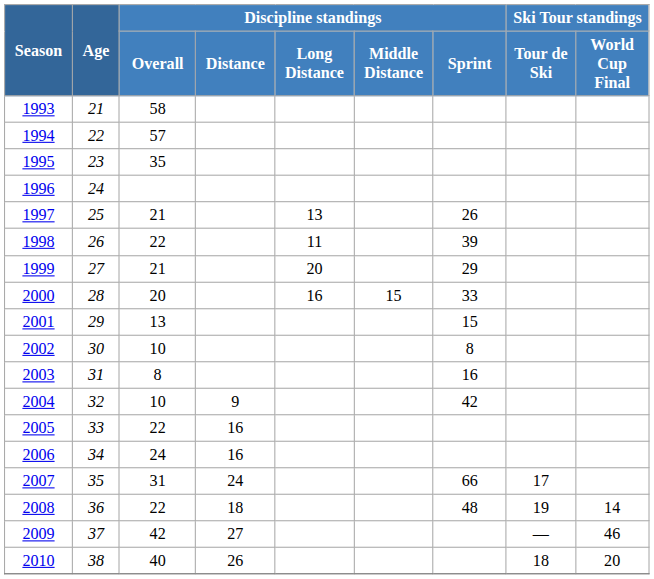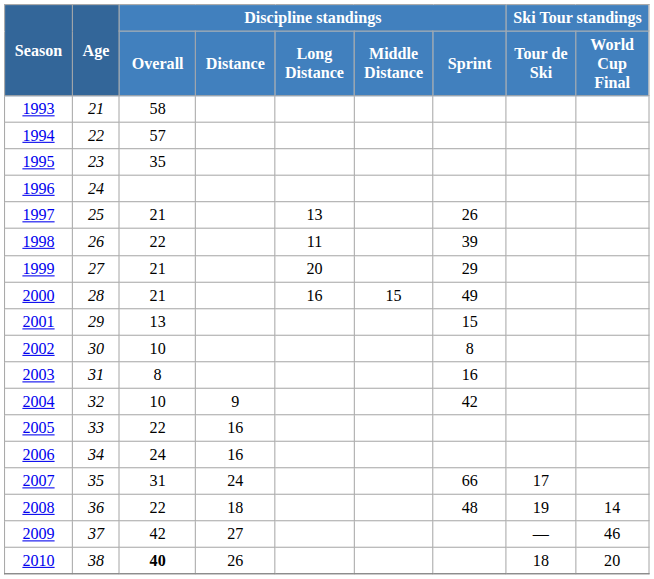(158, 295) 20 -> (158, 295) 21
(470, 295) 33 -> (470, 295) 49
(158, 560) normal -> (158, 560) bold
